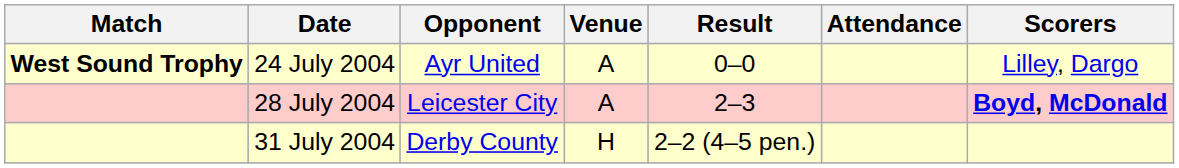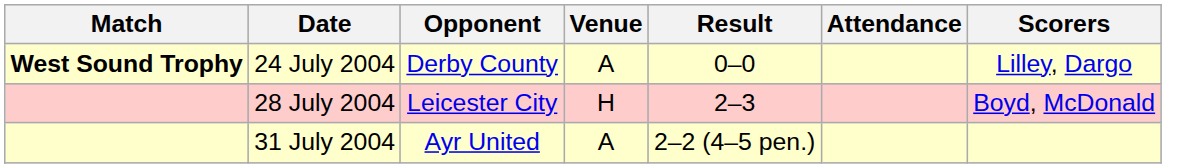(482, 63) Ayr United -> (482, 63) Derby County
(606, 102) A -> (606, 102) H
(1070, 102) bold -> (1064, 102) normal
(482, 142) Derby County -> (482, 142) Ayr United
(606, 142) H -> (606, 142) A
